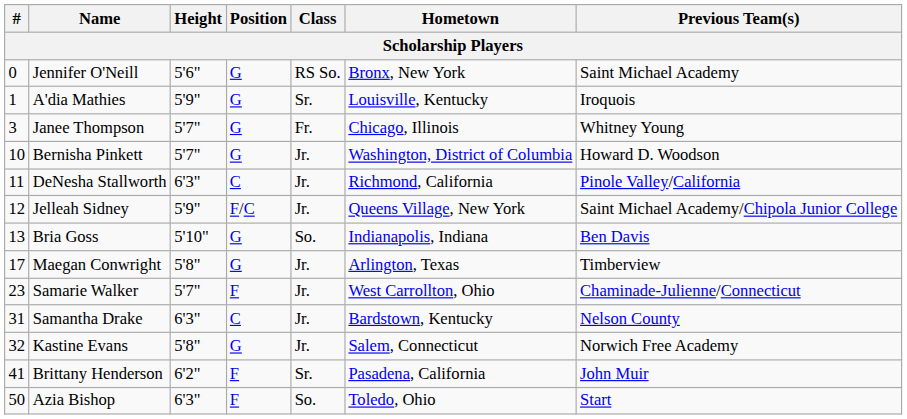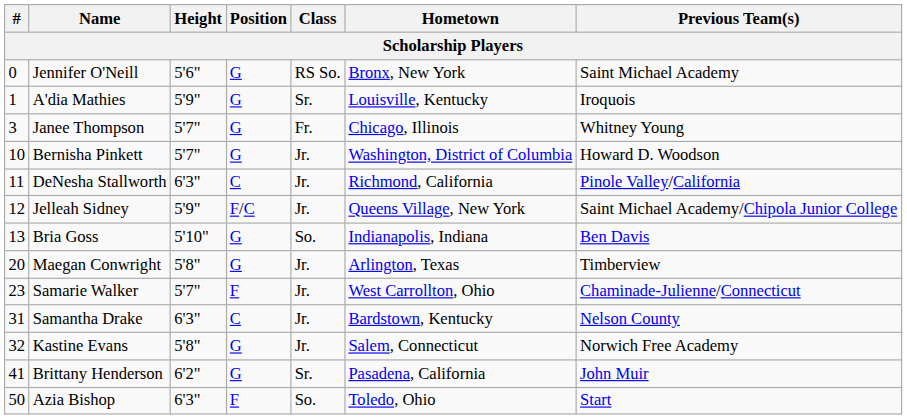(17, 264) 17 -> (17, 264) 20
(234, 373) F -> (236, 373) G
